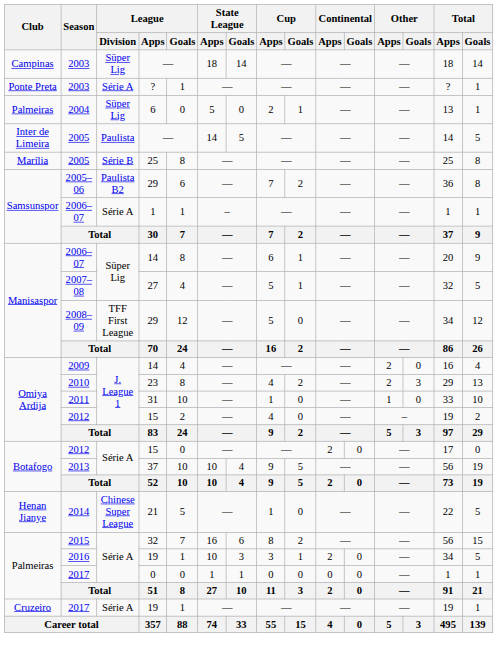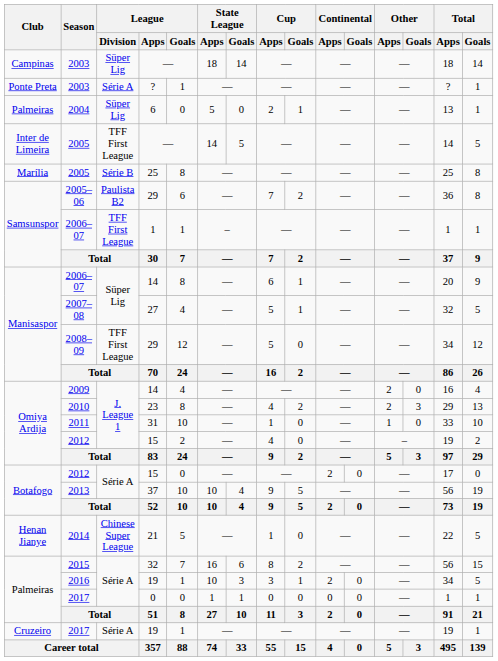(118, 138) Paulista -> (118, 144) TFF First League
(118, 212) Série A -> (118, 230) TFF First League
